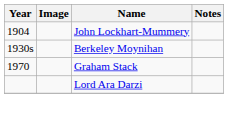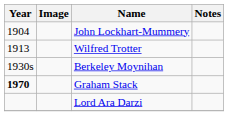+ row: (108, 48)
(18, 66) normal -> (18, 84) bold
